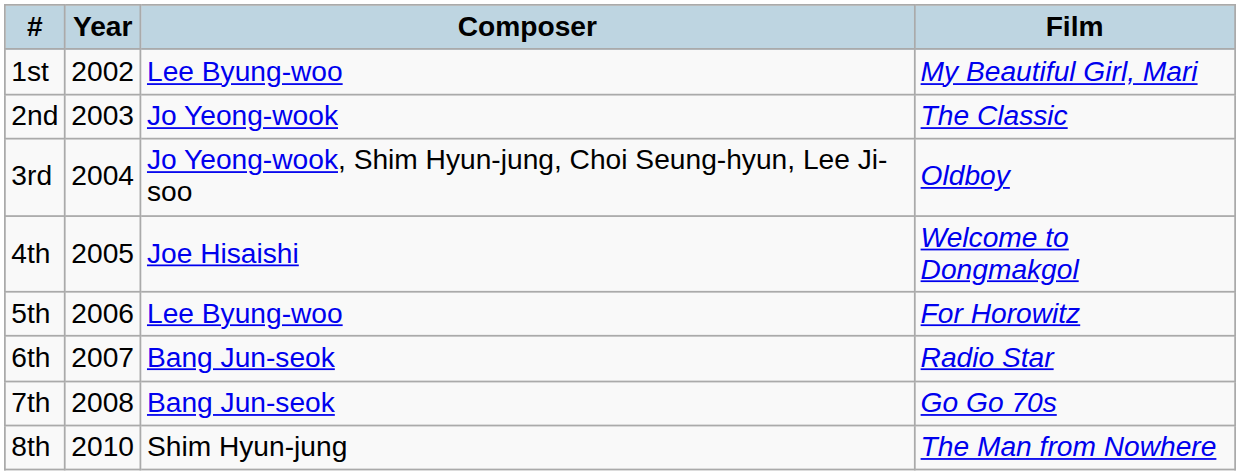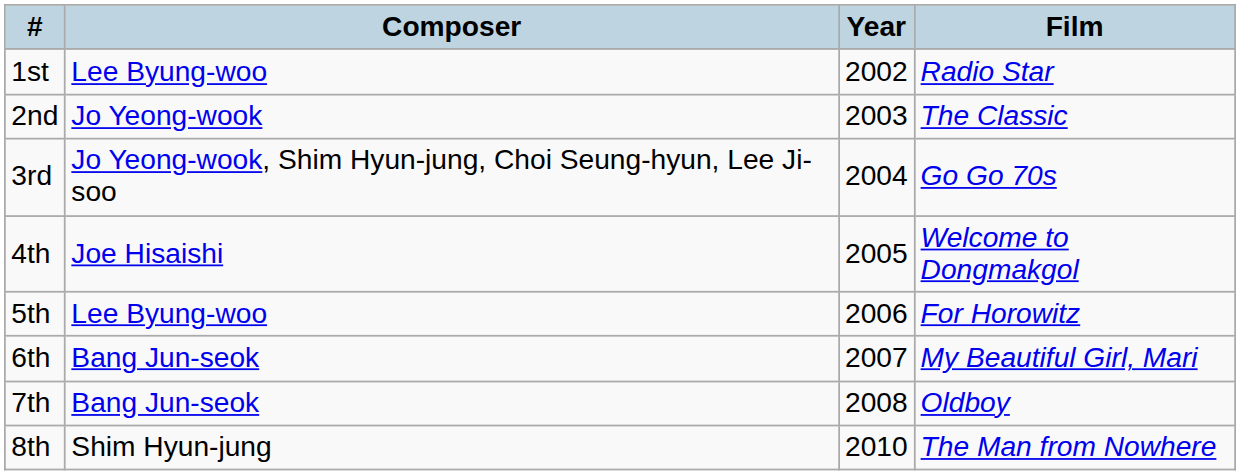columns swapped: (103, 26) <-> (527, 26)
(1059, 71) My Beautiful Girl, Mari -> (987, 71) Radio Star
(965, 176) Oldboy -> (989, 176) Go Go 70s
(987, 358) Radio Star -> (1059, 358) My Beautiful Girl, Mari
(989, 402) Go Go 70s -> (965, 402) Oldboy
